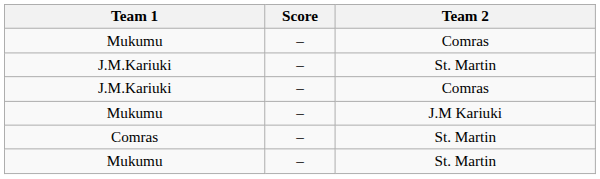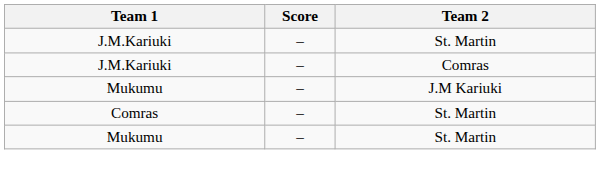- row: (135, 40)
